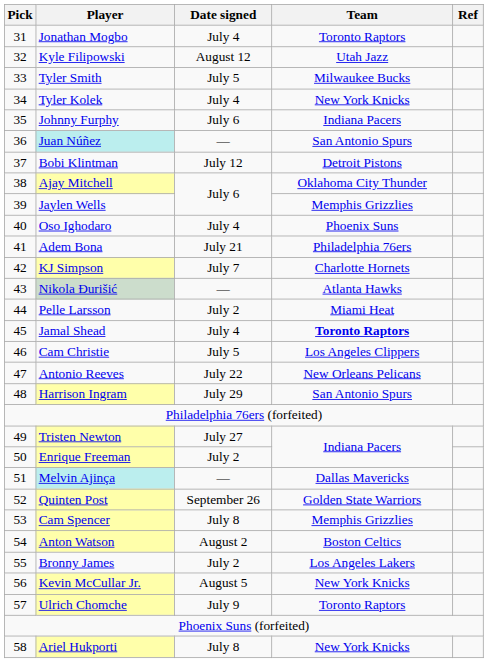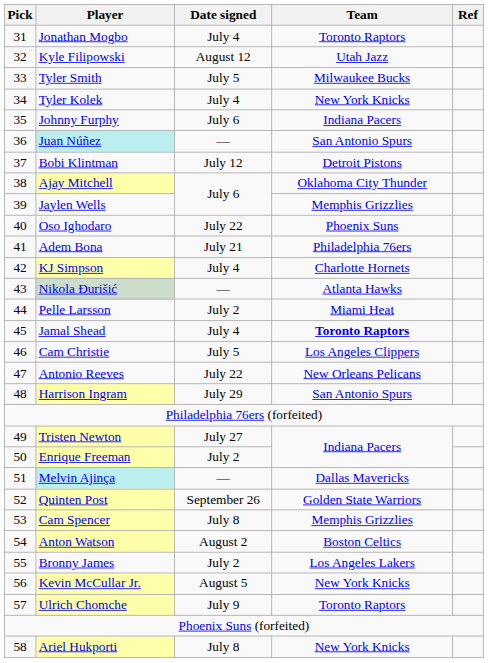(223, 225) July 4 -> (223, 225) July 22
(223, 267) July 7 -> (223, 267) July 4
